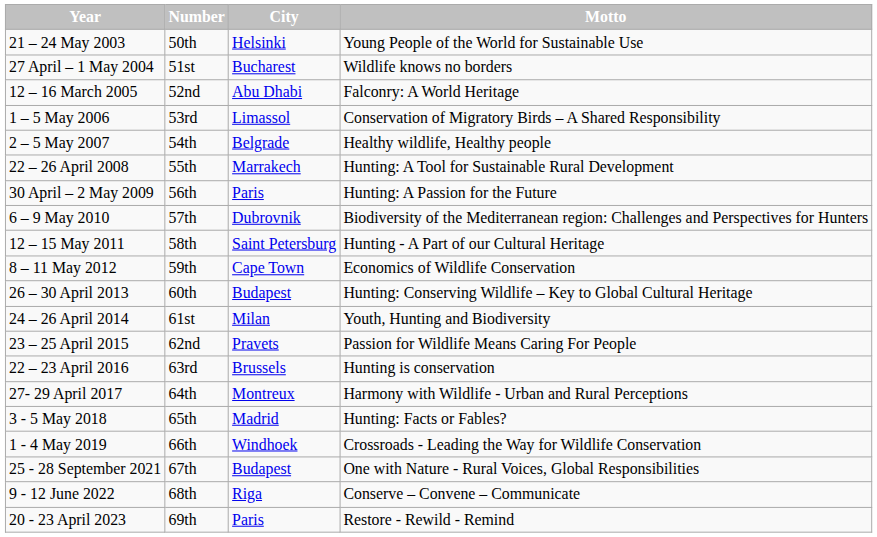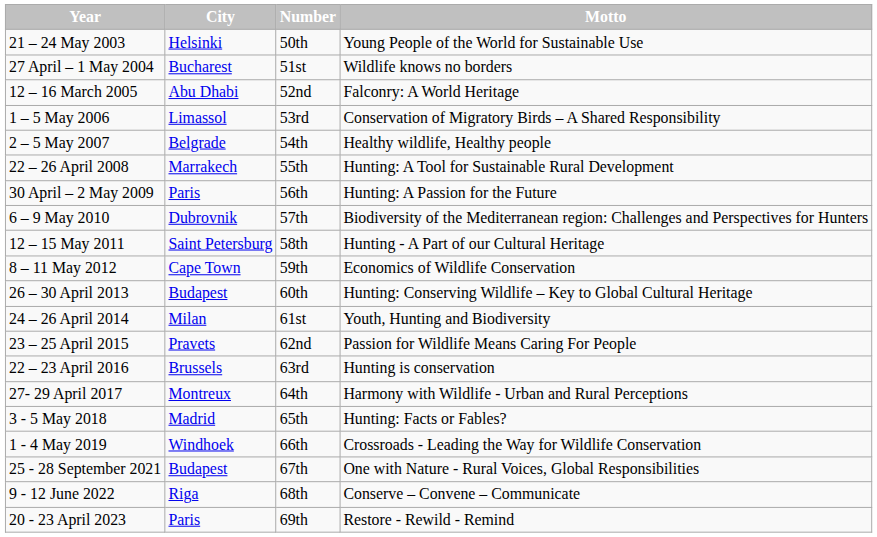columns swapped: (284, 17) <-> (197, 17)
